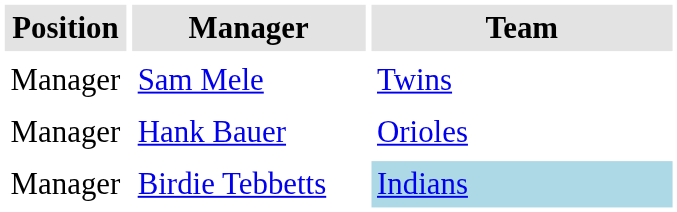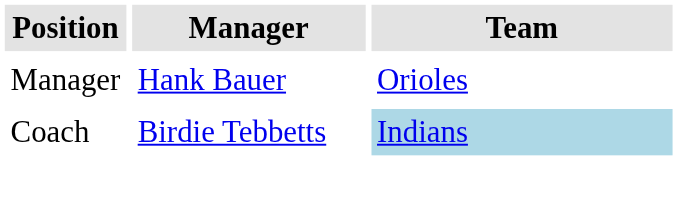- row: (201, 79)
(65, 183) Manager -> (50, 131) Coach
